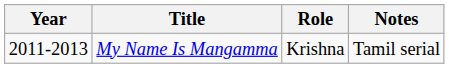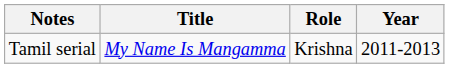columns swapped: (48, 19) <-> (397, 19)
